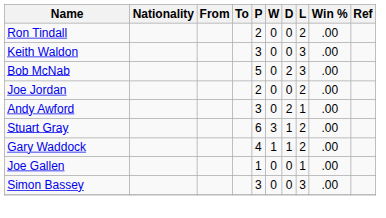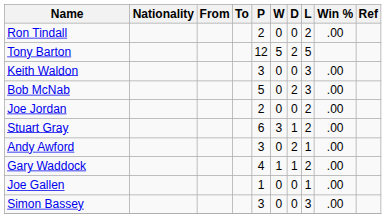+ row: (39, 52)
rows swapped: (38, 128) <-> (41, 109)
